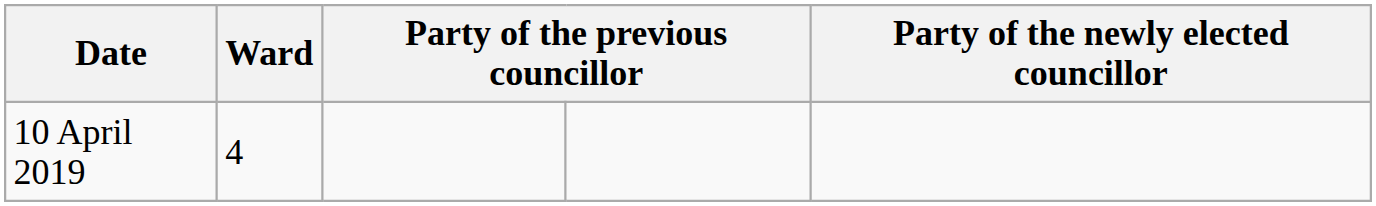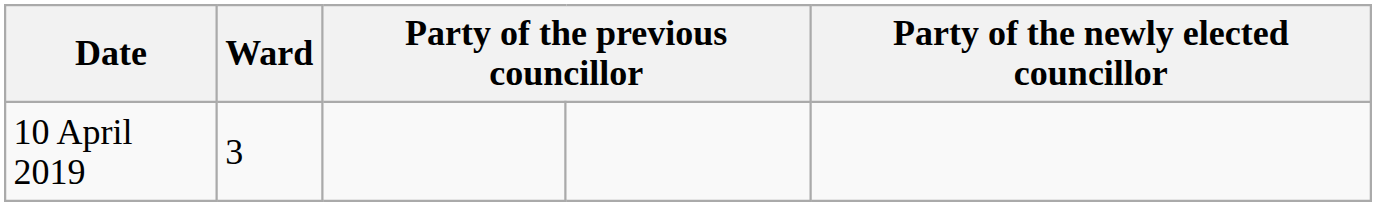(234, 150) 4 -> (234, 150) 3
